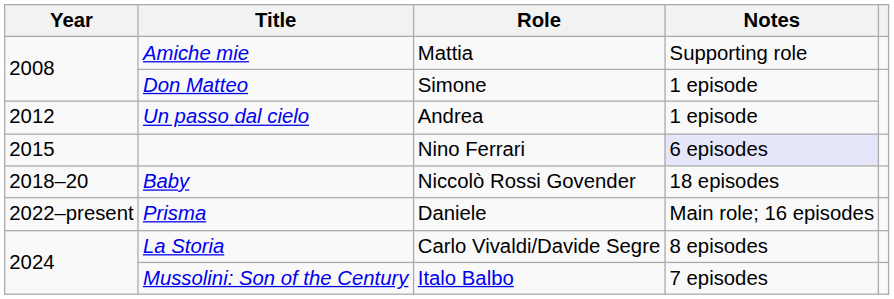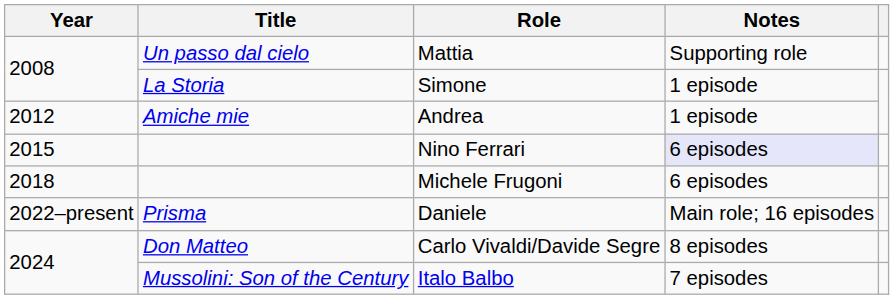(196, 52) Amiche mie -> (226, 52) Un passo dal cielo
(195, 85) Don Matteo -> (184, 85) La Storia
(226, 117) Un passo dal cielo -> (196, 117) Amiche mie
+ row: (490, 181)
- row: (527, 181)
(184, 246) La Storia -> (195, 246) Don Matteo
